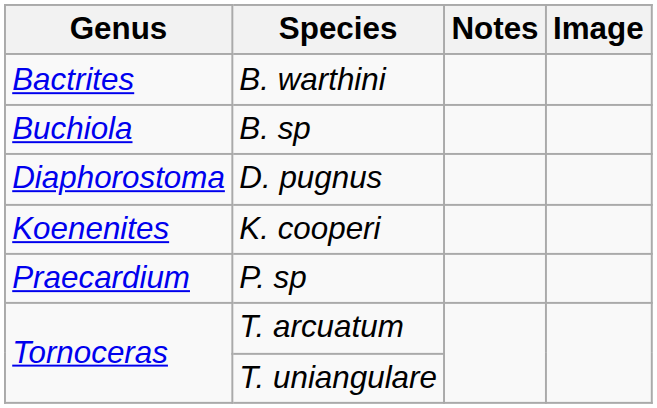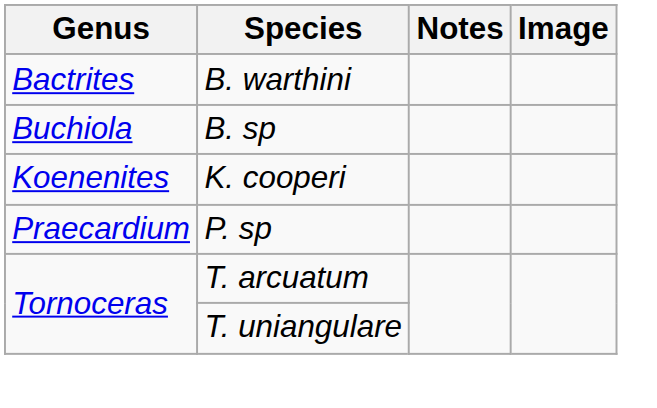- row: (311, 178)
